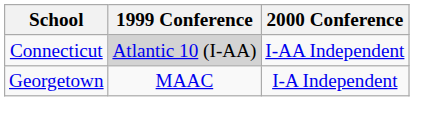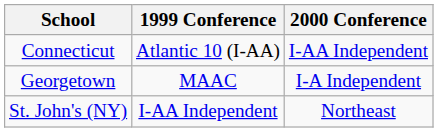(184, 50) lightgrey background -> (208, 50) no background
+ row: (68, 111)
